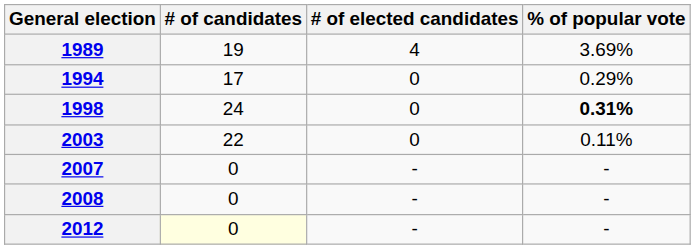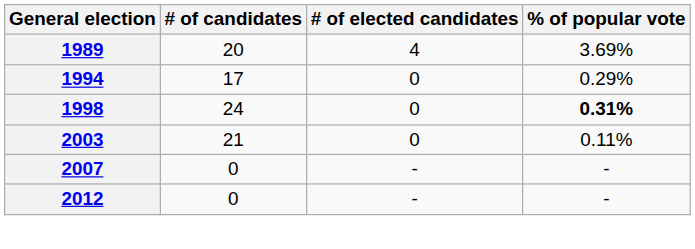(233, 49) 19 -> (233, 49) 20
(233, 139) 22 -> (233, 139) 21
- row: (82, 199)
(233, 229) lightyellow background -> (233, 199) no background
